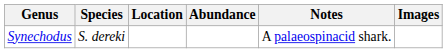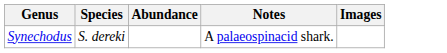- column: (157, 15)
